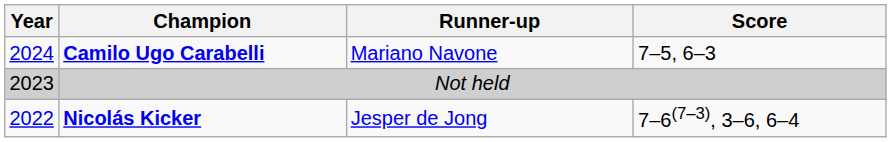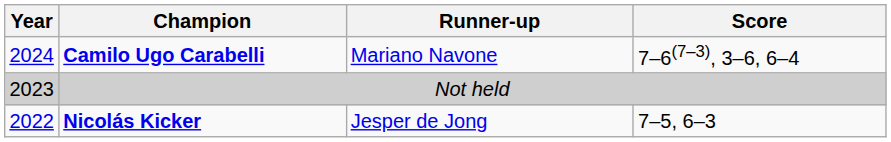(677, 53) 7–5, 6–3 -> (719, 55) 7–6(7–3), 3–6, 6–4
(719, 118) 7–6(7–3), 3–6, 6–4 -> (677, 121) 7–5, 6–3
